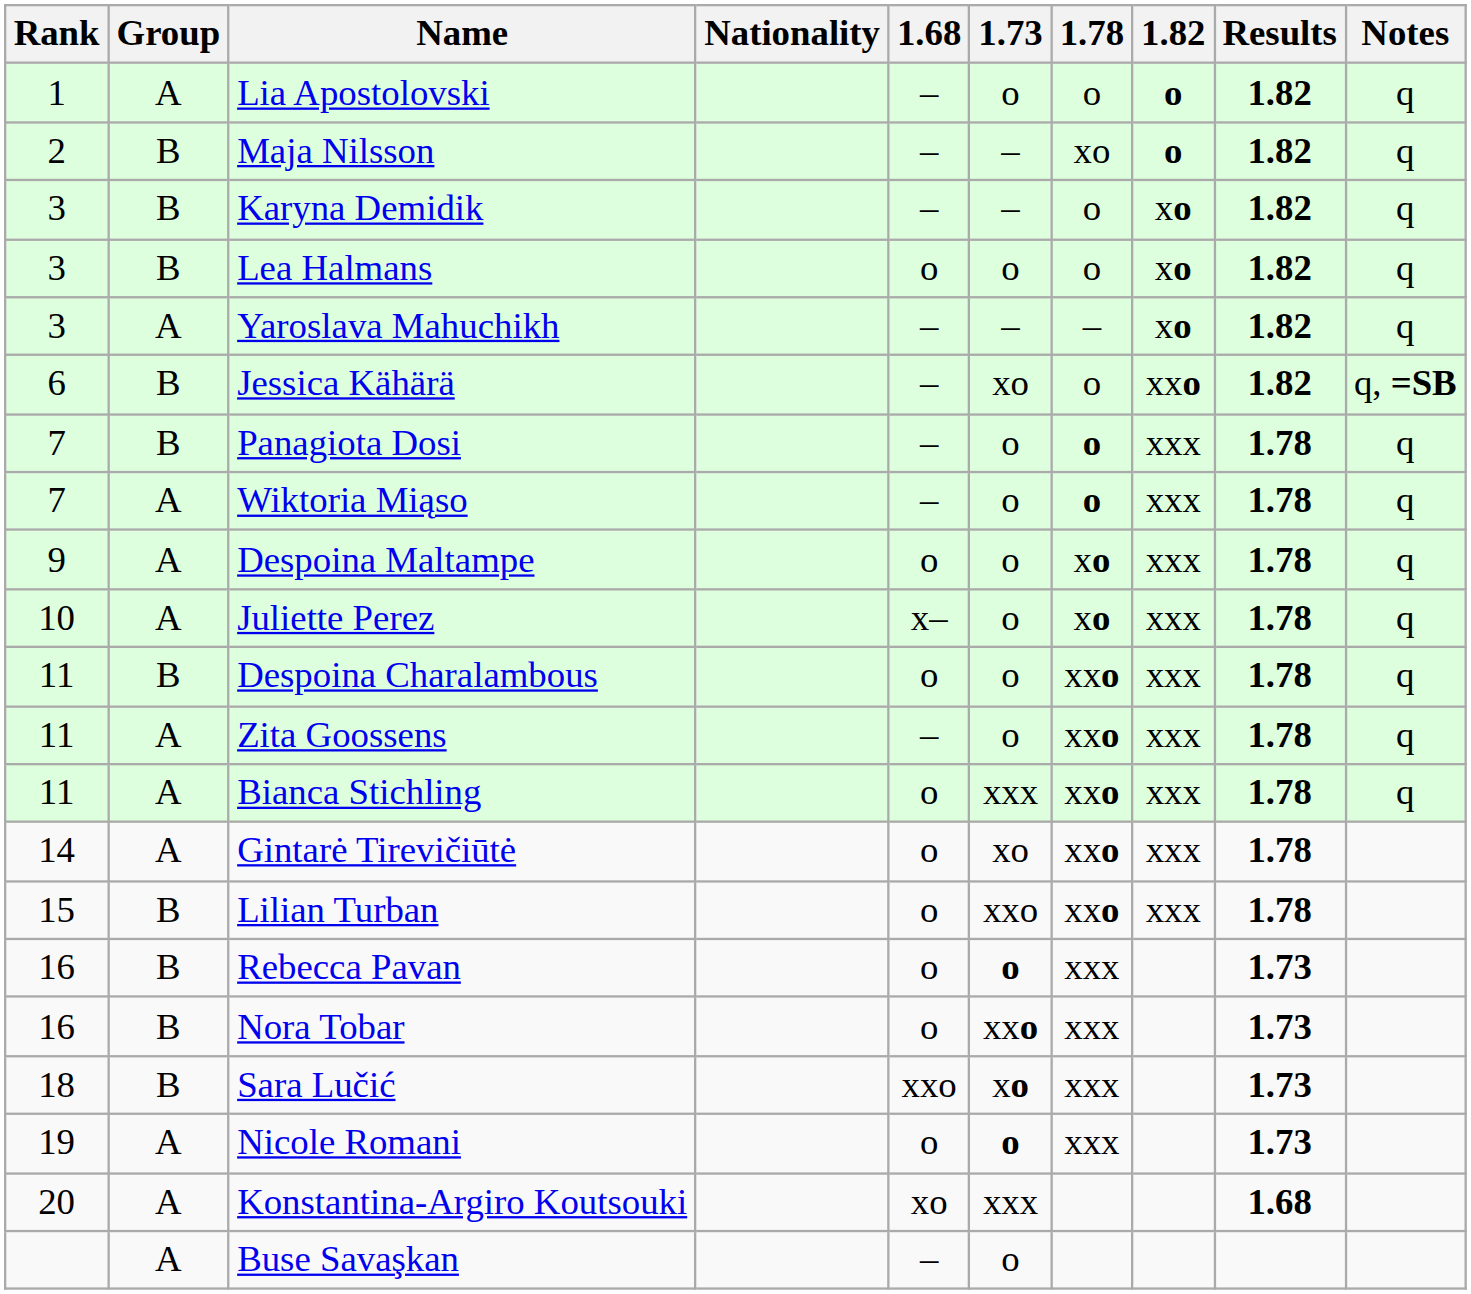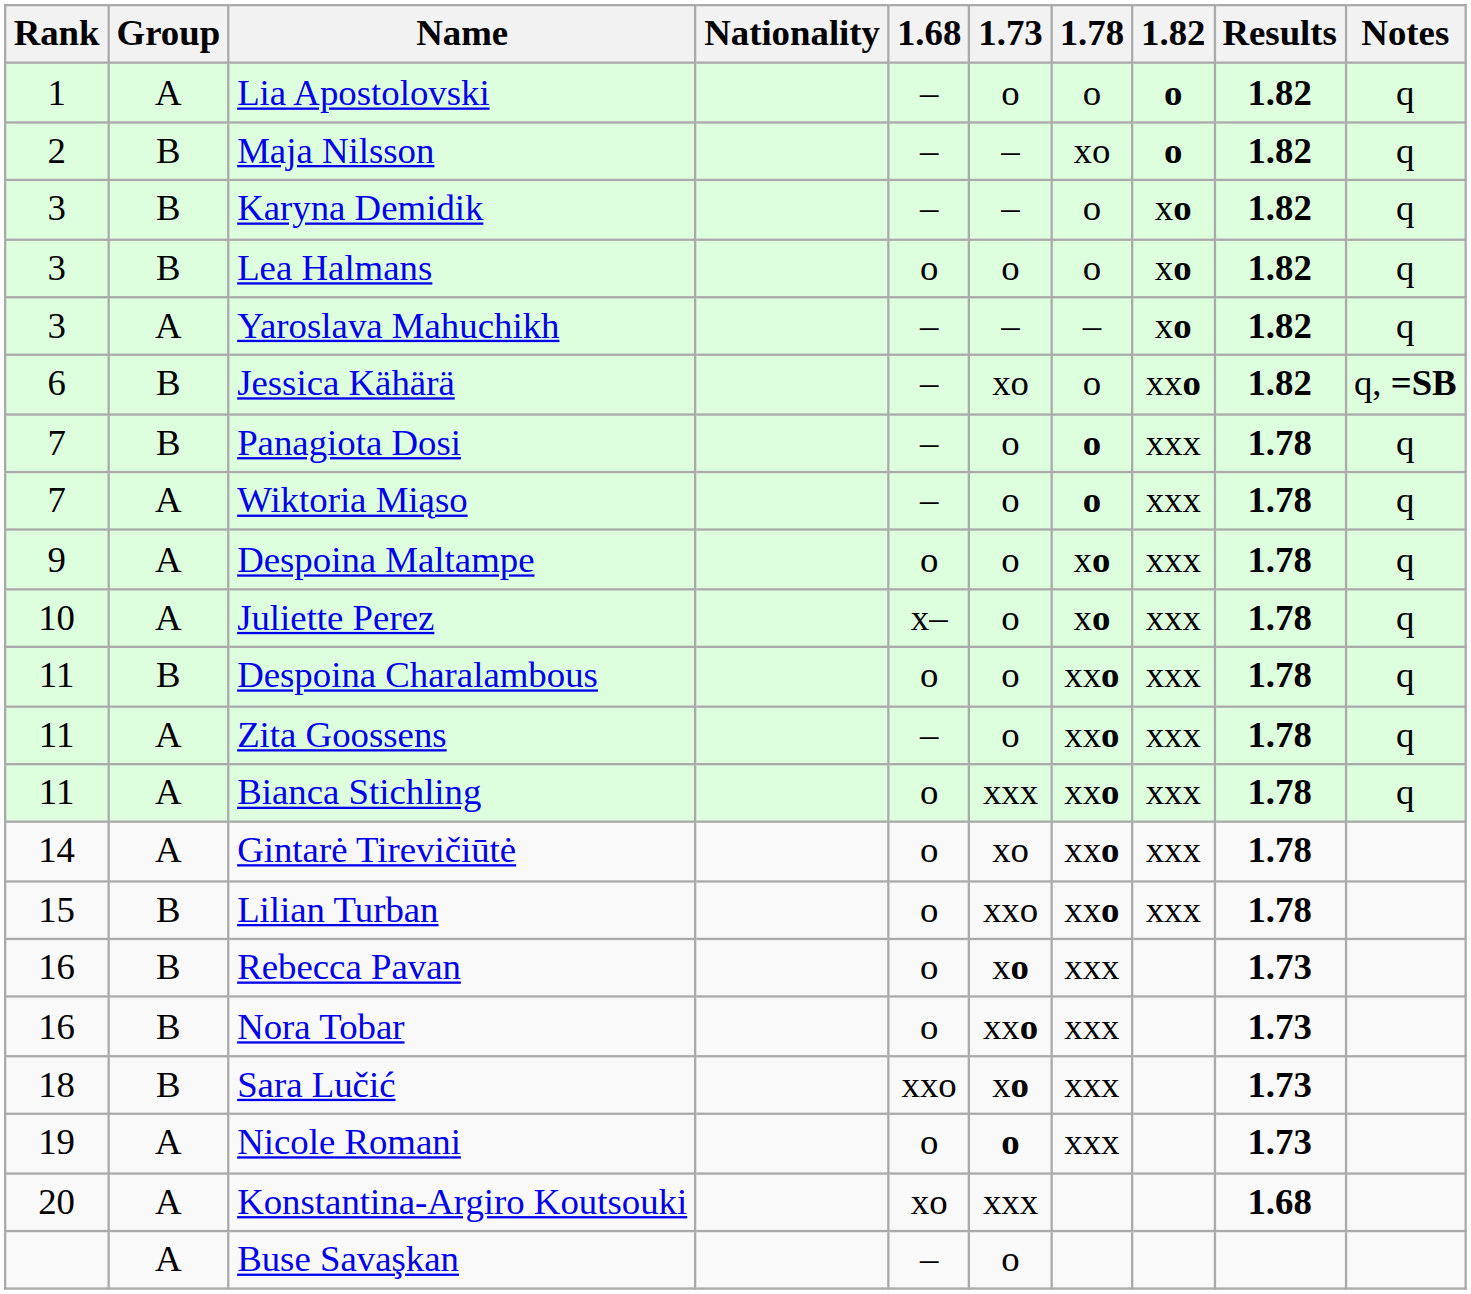(1011, 967) o -> (1011, 967) xo
